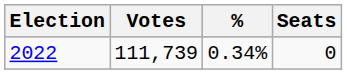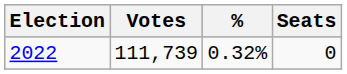(237, 53) 0.34% -> (237, 53) 0.32%
